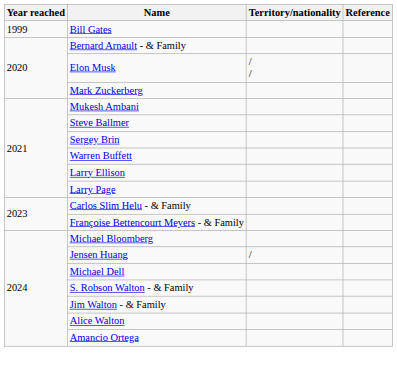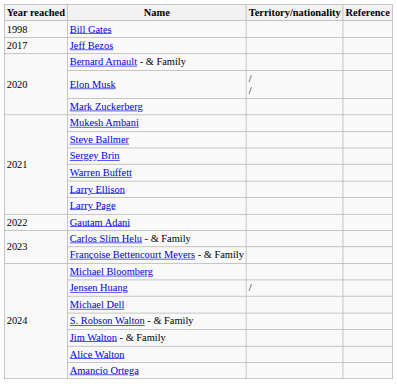(17, 29) 1999 -> (17, 29) 1998
+ row: (91, 45)
+ row: (100, 222)
